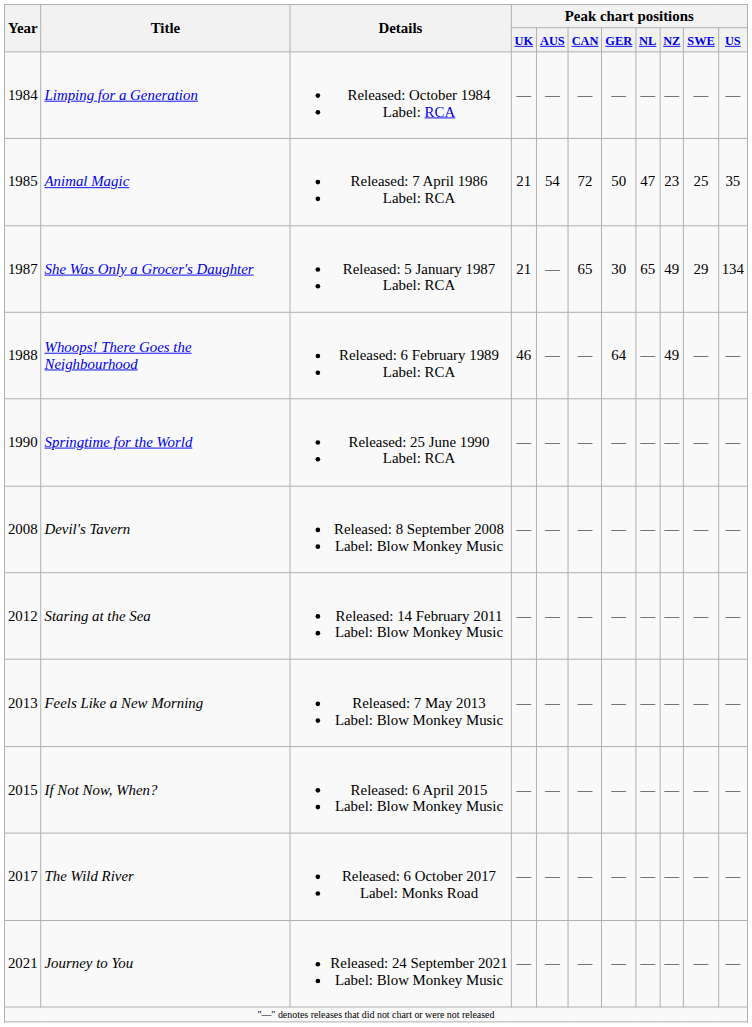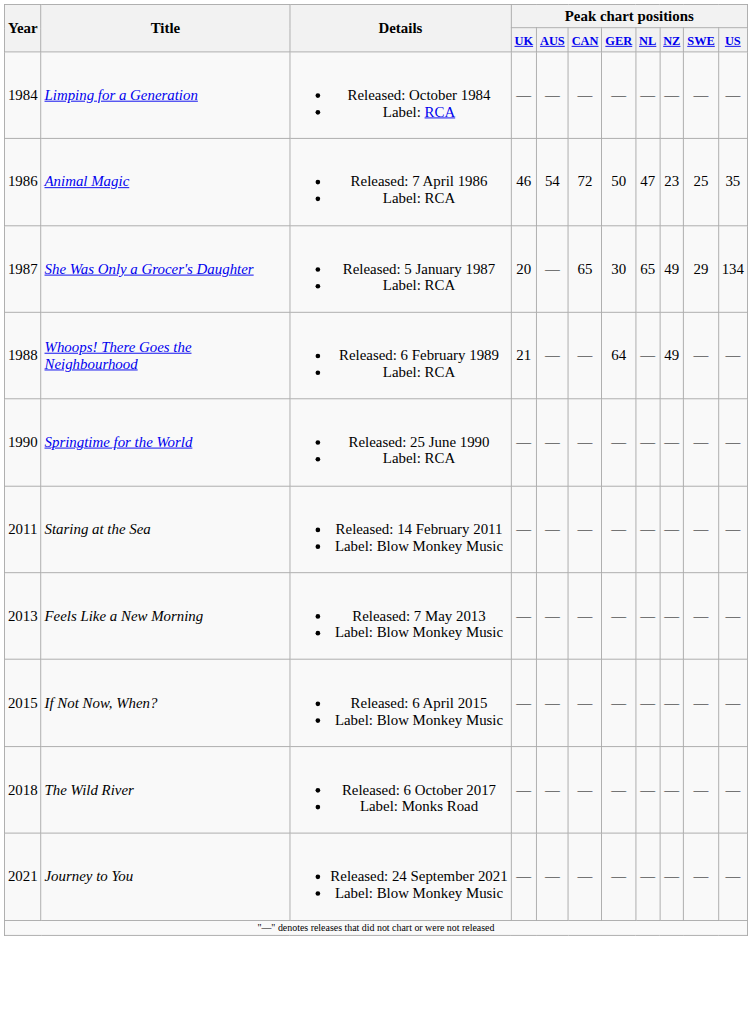(23, 181) 1985 -> (23, 181) 1986
(524, 181) 21 -> (524, 181) 46
(524, 268) 21 -> (524, 268) 20
(524, 355) 46 -> (524, 355) 21
- row: (87, 529)
(23, 616) 2012 -> (23, 529) 2011
(23, 876) 2017 -> (23, 789) 2018
